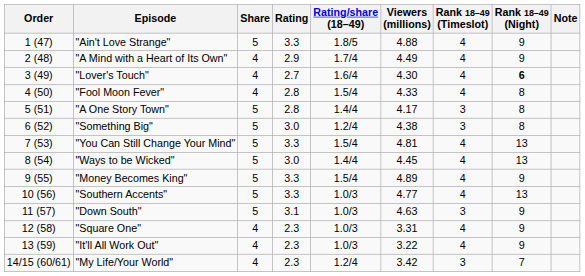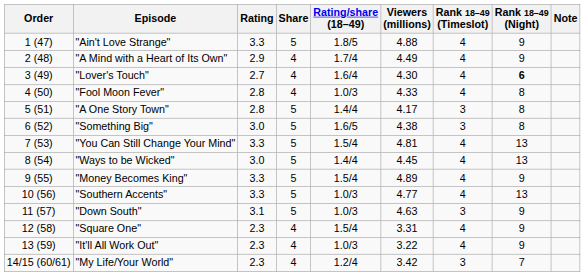columns swapped: (292, 19) <-> (255, 19)
(346, 93) 1.5/4 -> (346, 93) 1.0/3
(346, 127) 1.2/4 -> (346, 127) 1.6/5
(346, 229) 1.0/3 -> (346, 229) 1.5/4
